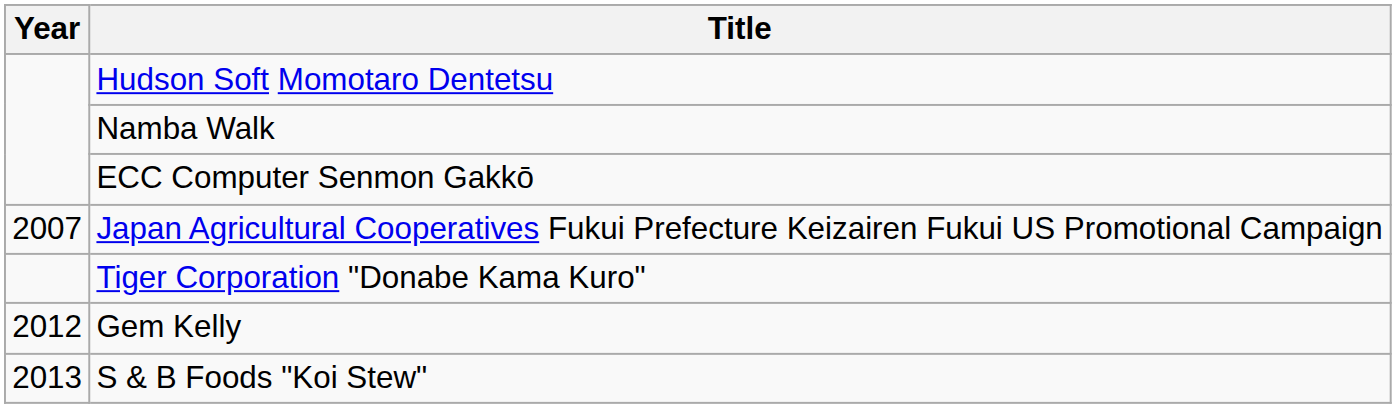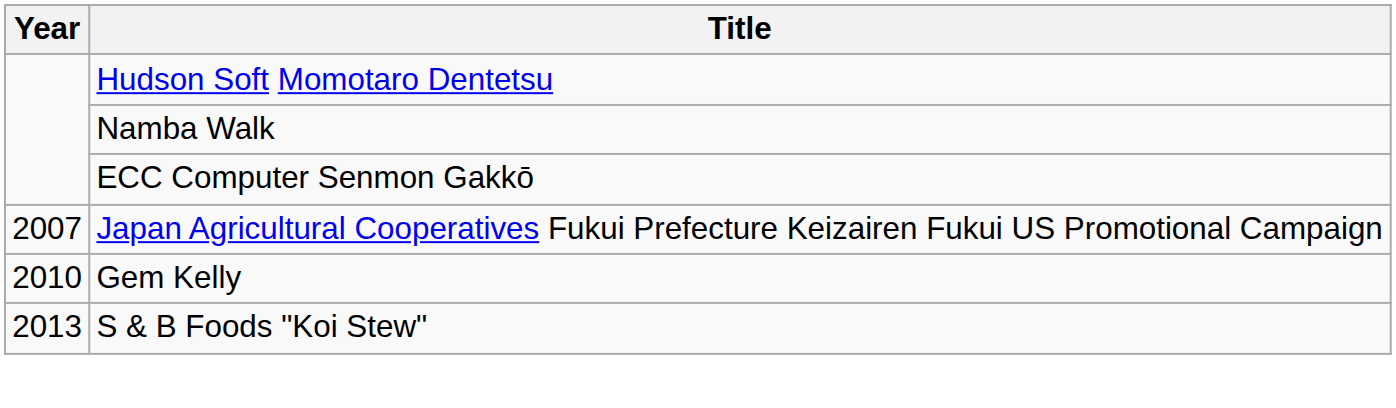- row: (371, 278)
(47, 327) 2012 -> (47, 278) 2010
